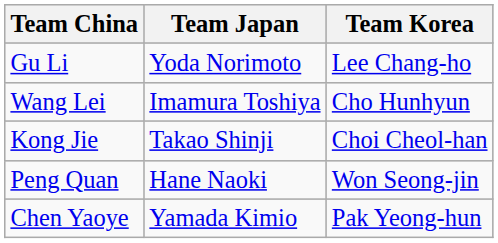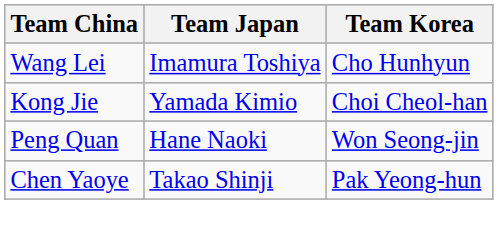- row: (39, 62)
(211, 140) Takao Shinji -> (223, 101) Yamada Kimio
(223, 218) Yamada Kimio -> (211, 179) Takao Shinji
